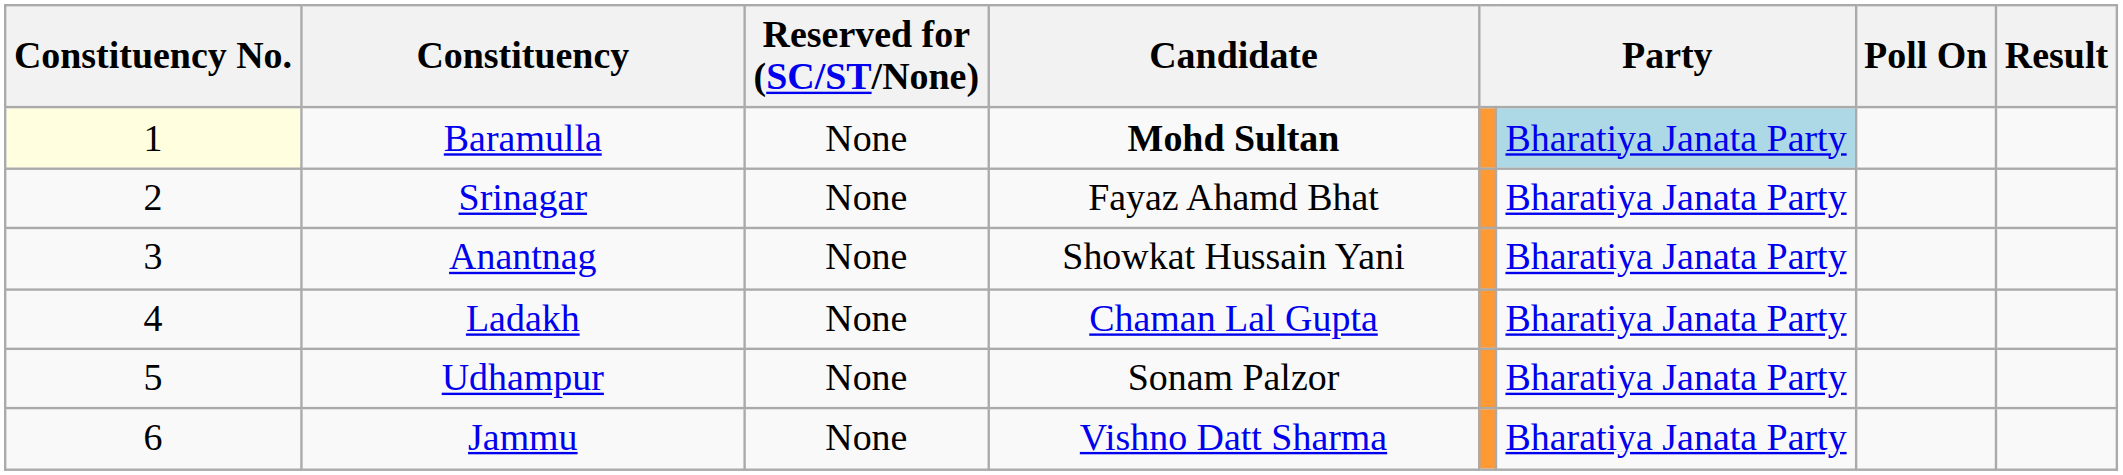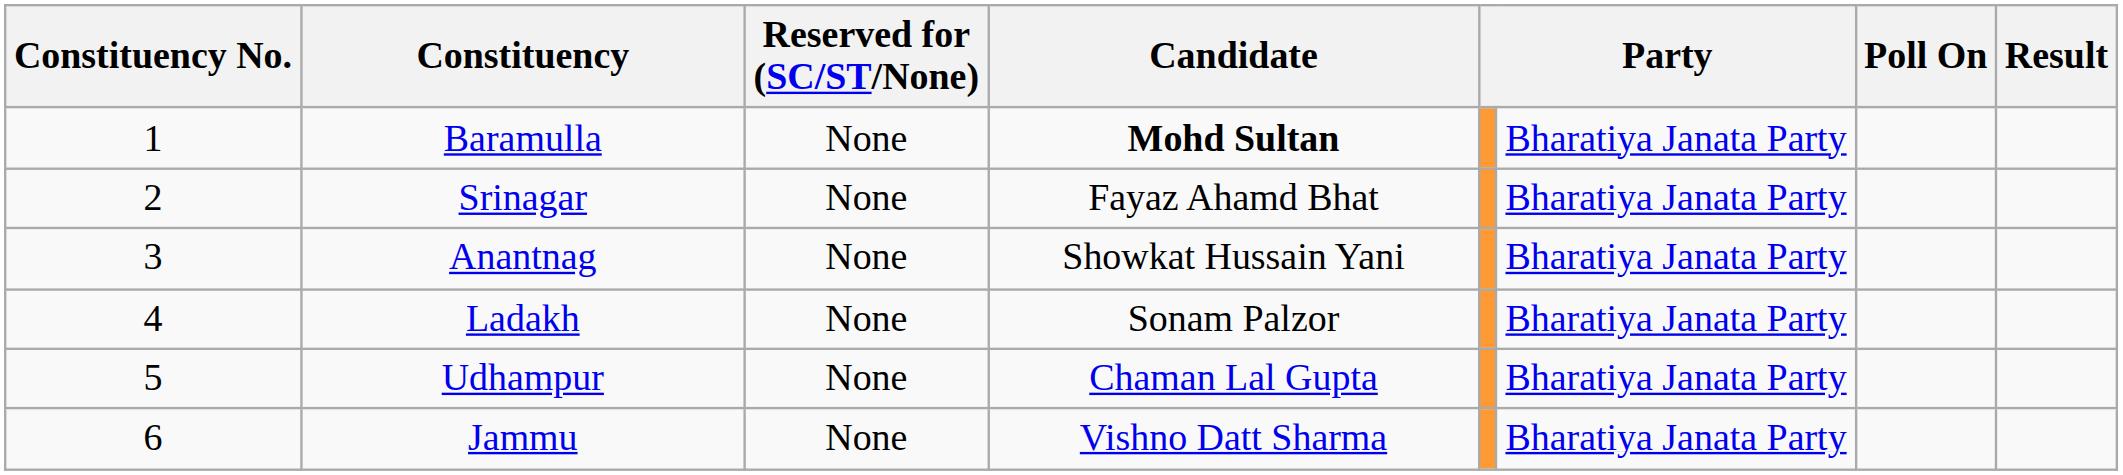(153, 137) lightyellow background -> (153, 137) no background
(1676, 137) lightblue background -> (1676, 137) no background
(1234, 317) Chaman Lal Gupta -> (1233, 317) Sonam Palzor
(1233, 377) Sonam Palzor -> (1234, 377) Chaman Lal Gupta
